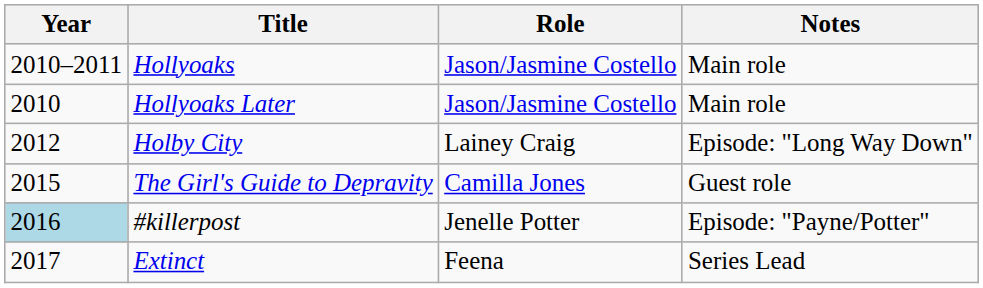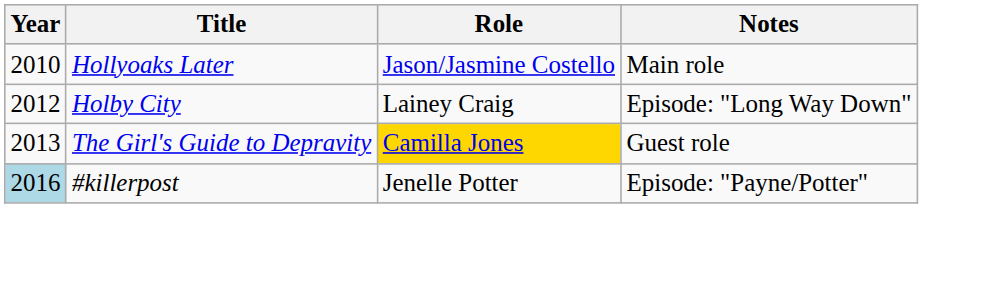- row: (184, 63)
(35, 182) 2015 -> (35, 143) 2013
(515, 182) no background -> (453, 143) gold background
- row: (169, 261)
